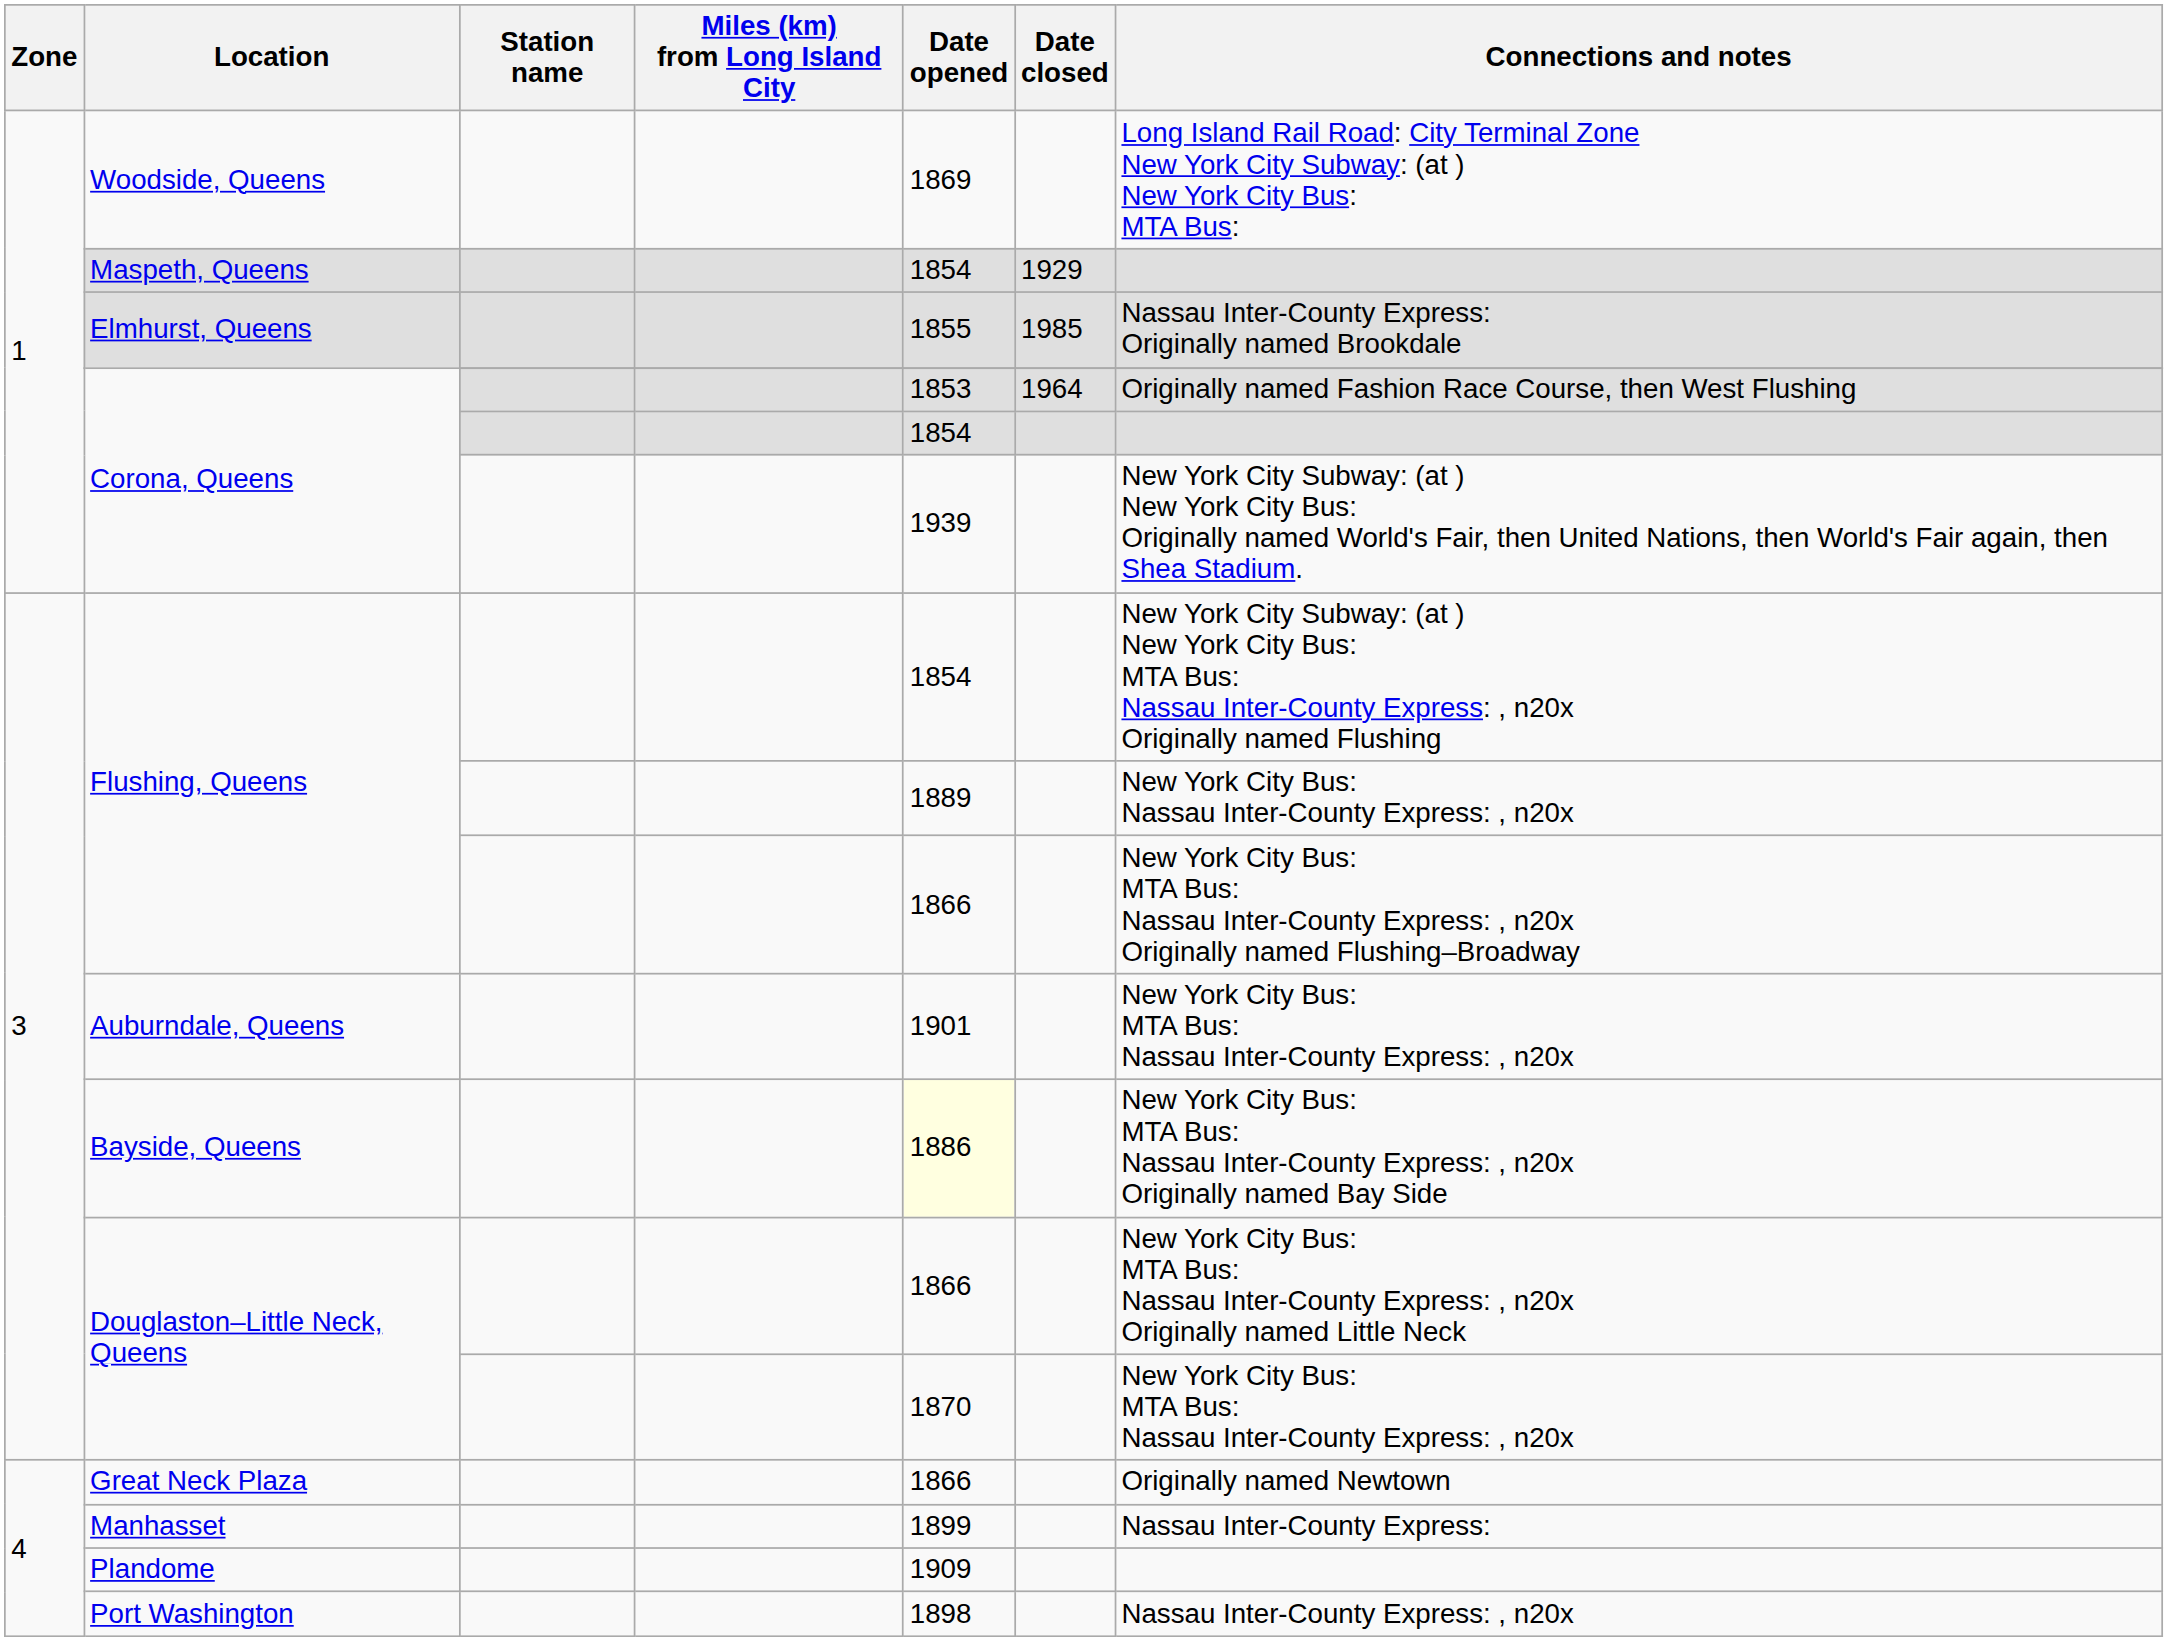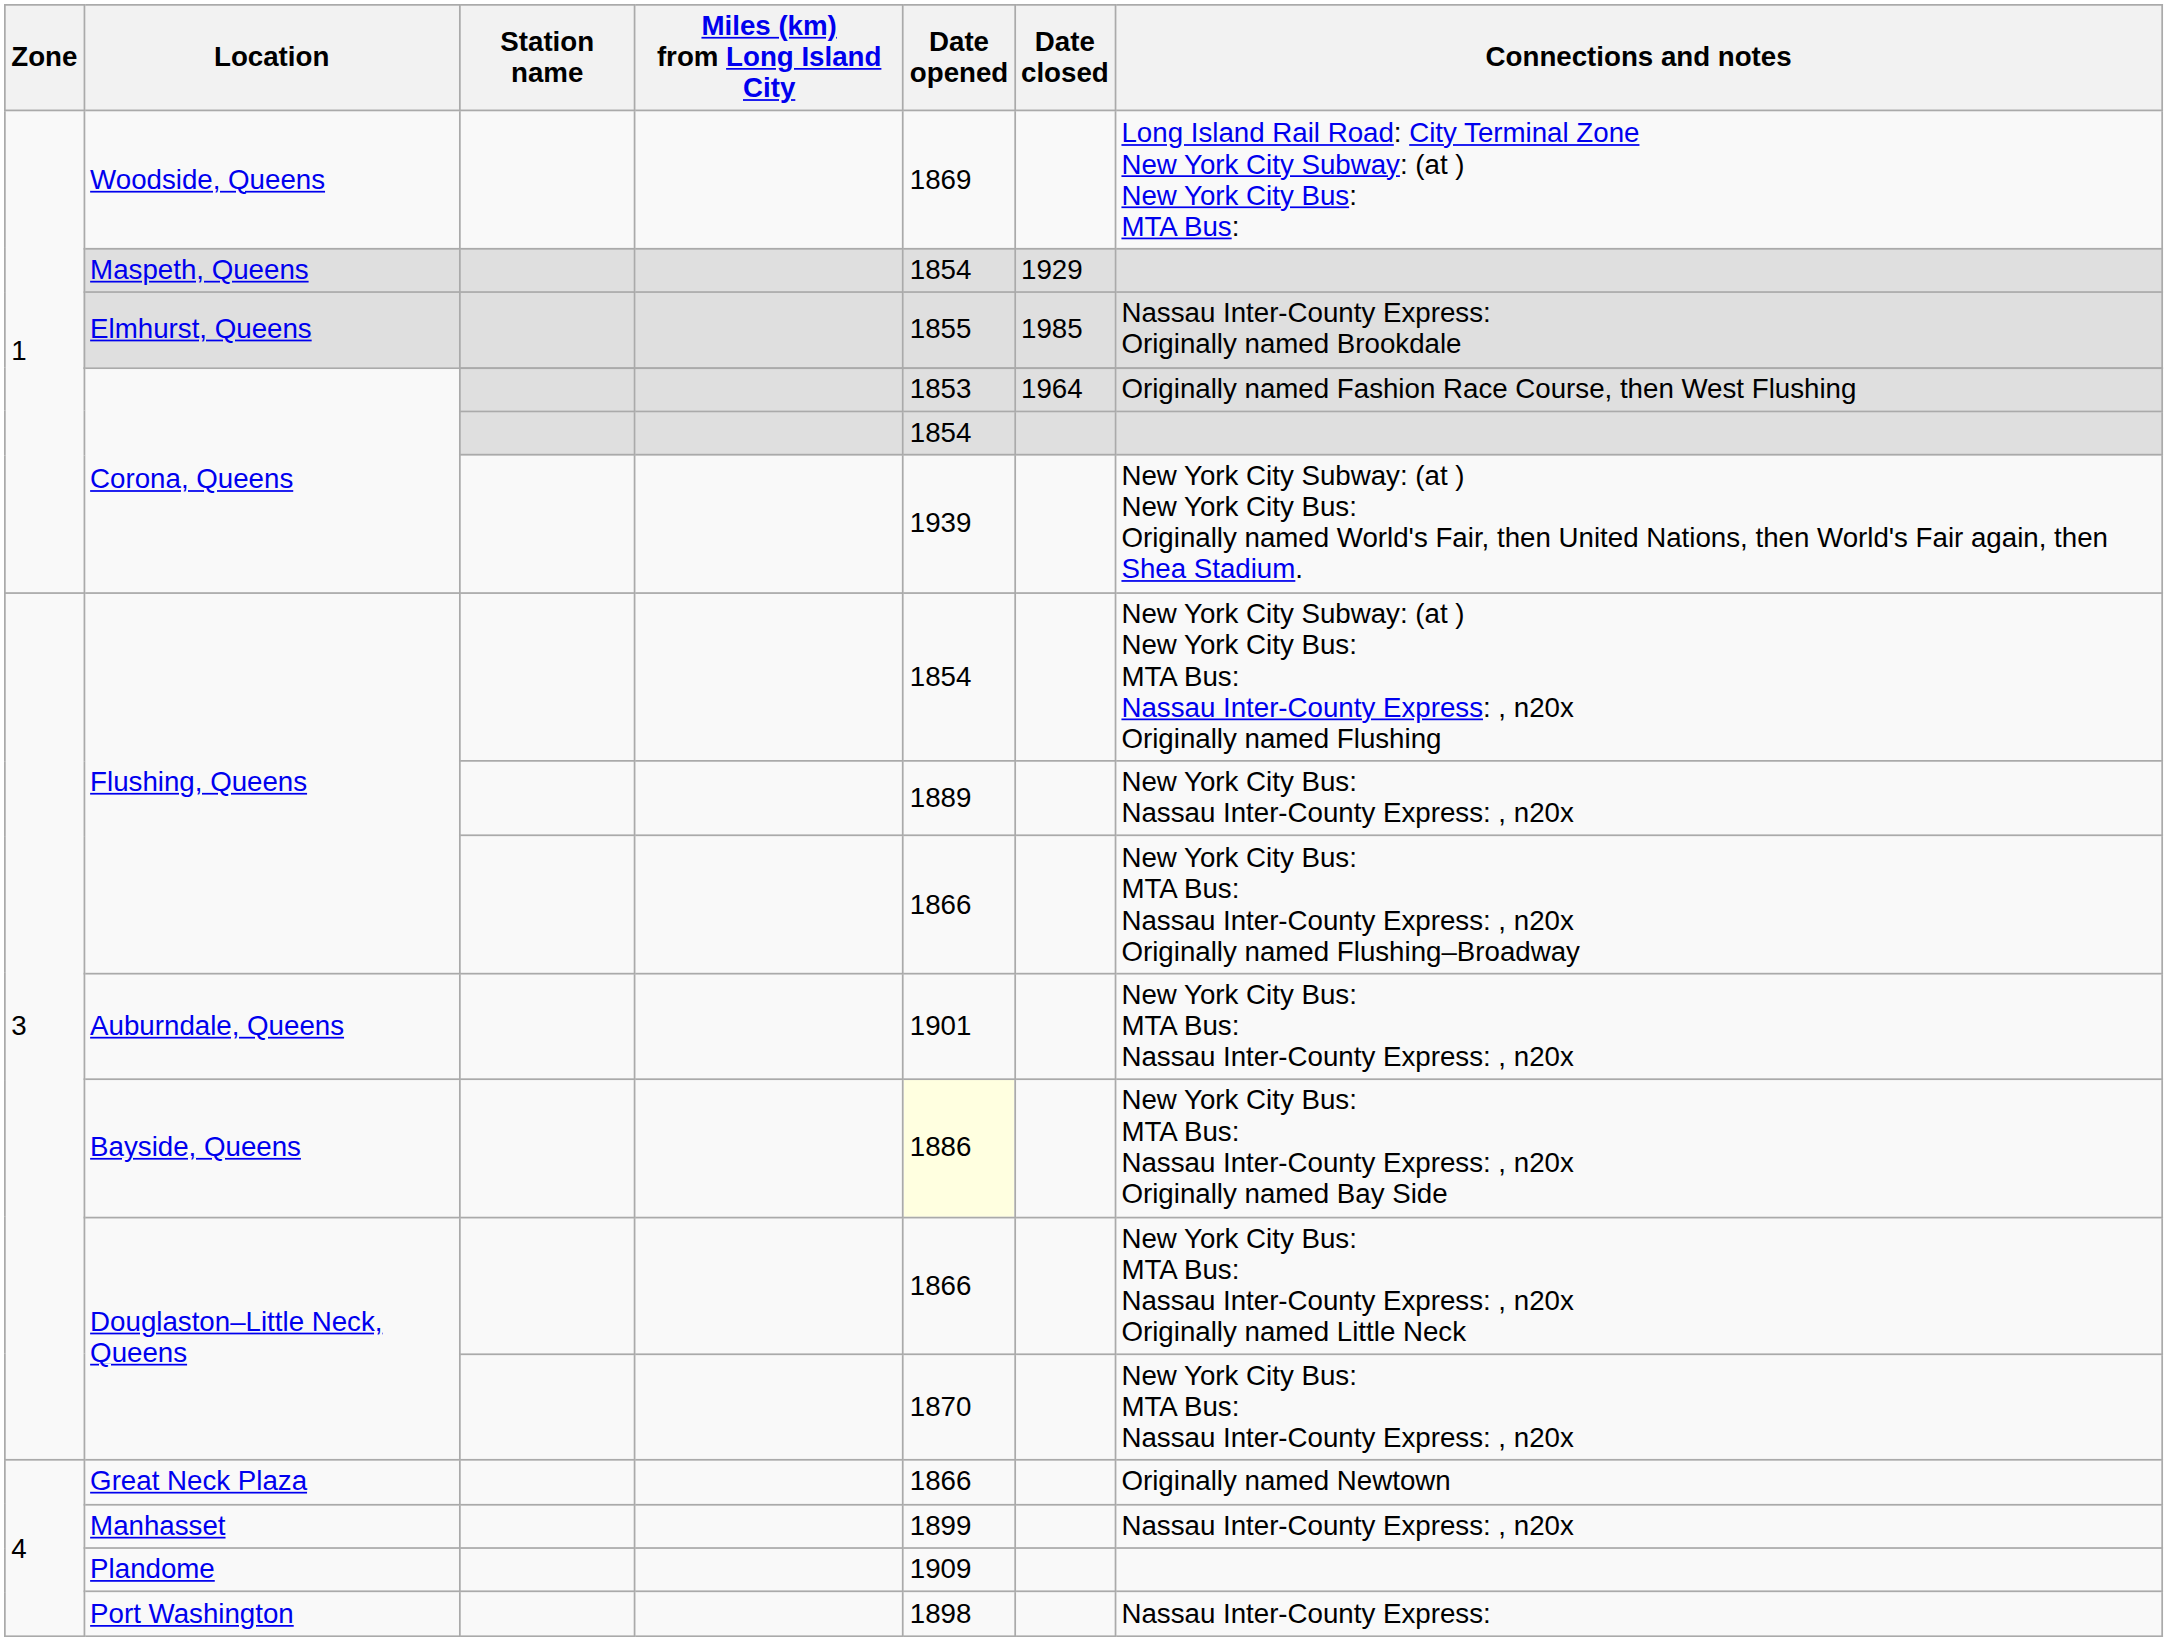(1306, 1525) Nassau Inter-County Express: -> (1348, 1525) Nassau Inter-County Express: , n20x
(1348, 1613) Nassau Inter-County Express: , n20x -> (1306, 1613) Nassau Inter-County Express:
